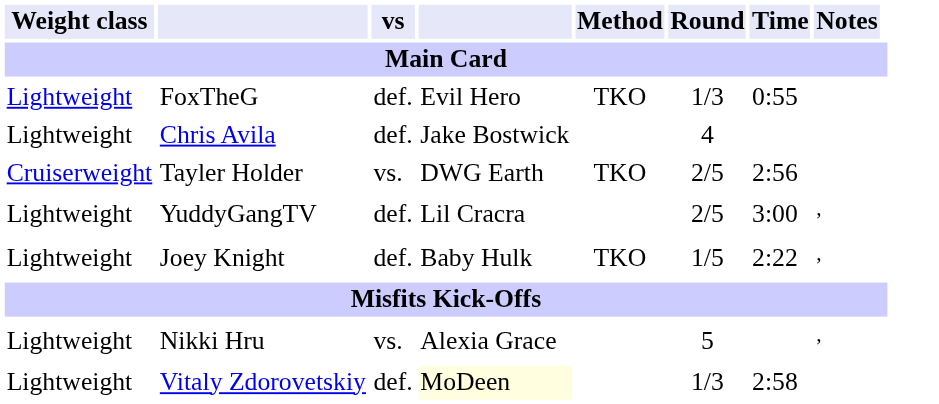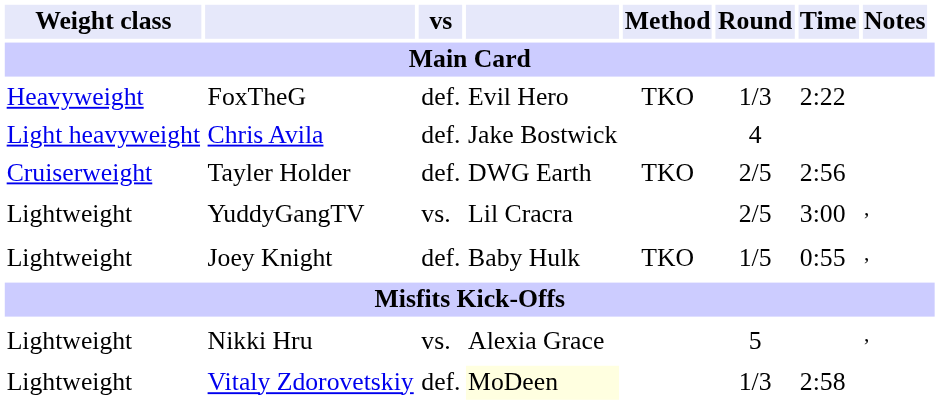(69, 96) Lightweight -> (75, 96) Heavyweight
(775, 96) 0:55 -> (823, 96) 2:22
(69, 134) Lightweight -> (103, 134) Light heavyweight
(388, 172) vs. -> (441, 172) def.
(393, 213) def. -> (436, 213) vs.
(775, 258) 2:22 -> (823, 258) 0:55
